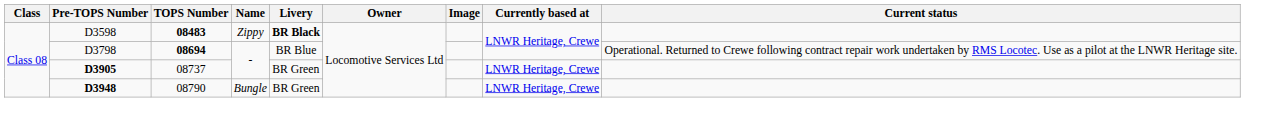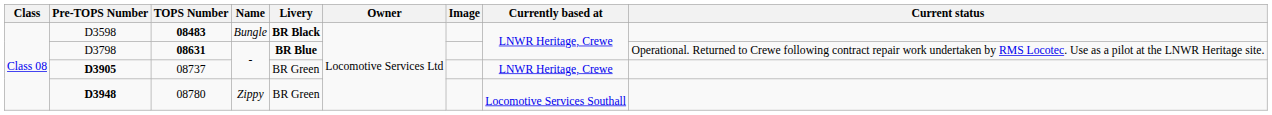(250, 32) Zippy -> (250, 32) Bungle
(191, 50) 08694 -> (191, 50) 08631
(296, 50) normal -> (296, 50) bold
(191, 87) 08790 -> (191, 94) 08780
(250, 87) Bungle -> (250, 94) Zippy
(542, 87) LNWR Heritage, Crewe -> (556, 100) Locomotive Services Southall
